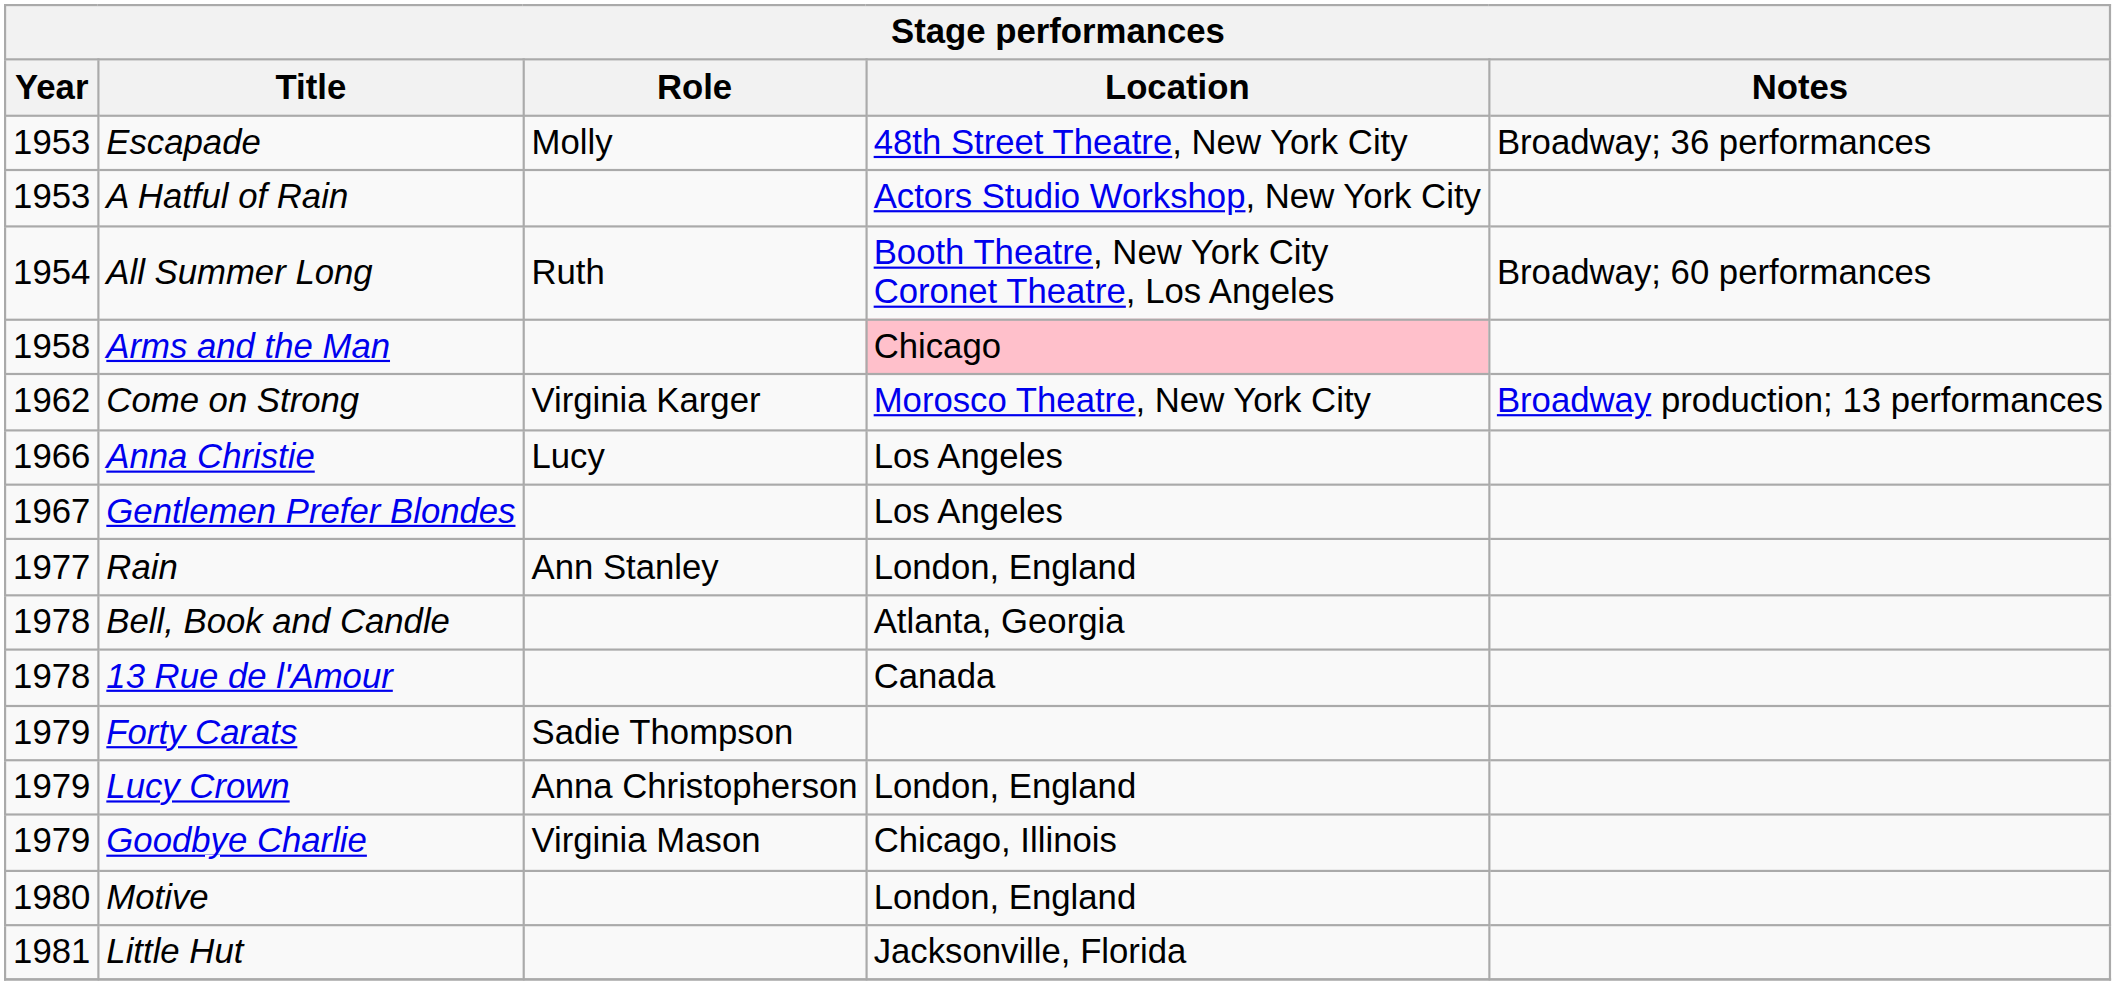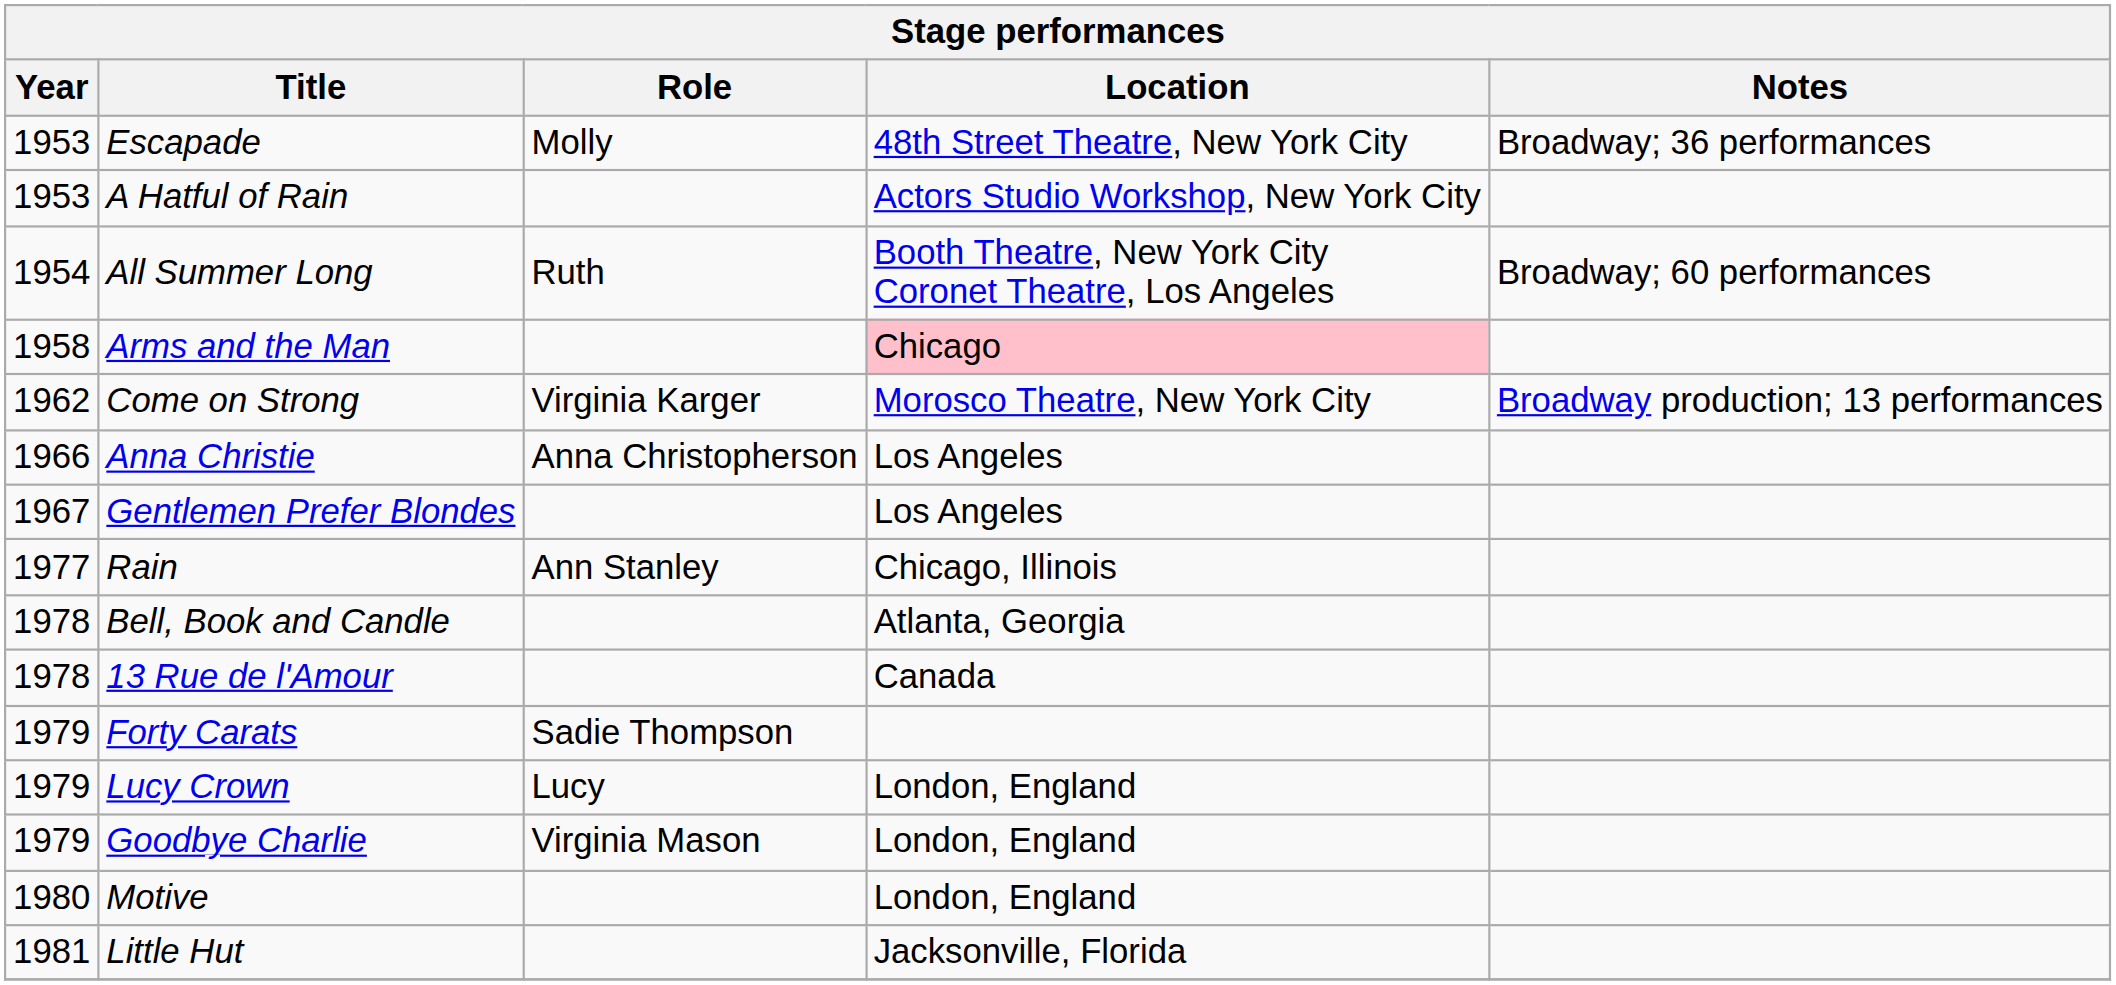(568, 456) Lucy -> (695, 456) Anna Christopherson
(1005, 566) London, England -> (995, 566) Chicago, Illinois
(695, 786) Anna Christopherson -> (568, 786) Lucy
(995, 841) Chicago, Illinois -> (1005, 841) London, England
